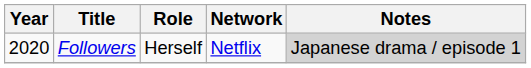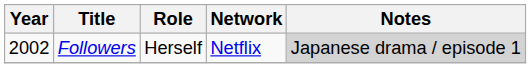(29, 47) 2020 -> (29, 47) 2002
